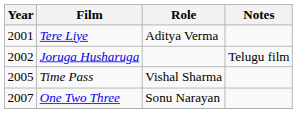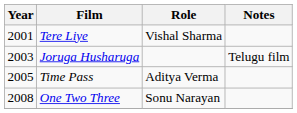(182, 35) Aditya Verma -> (184, 35) Vishal Sharma
(21, 56) 2002 -> (21, 56) 2003
(184, 77) Vishal Sharma -> (182, 77) Aditya Verma
(21, 98) 2007 -> (21, 98) 2008
